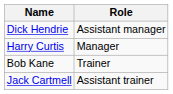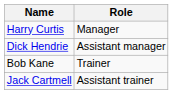rows swapped: (35, 47) <-> (37, 30)
